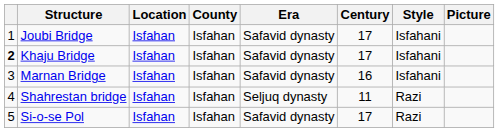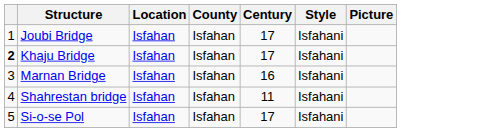- column: (289, 14)
(408, 96) Razi -> (321, 96) Isfahani
(408, 117) Razi -> (321, 117) Isfahani
